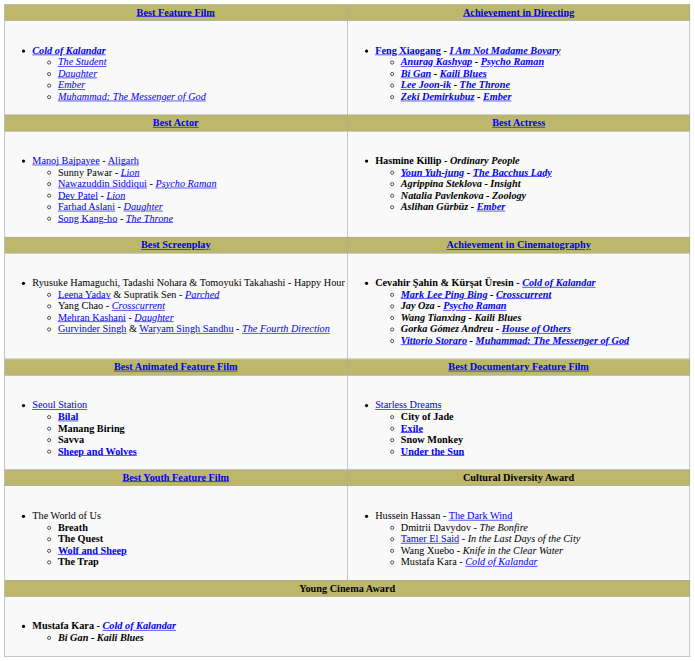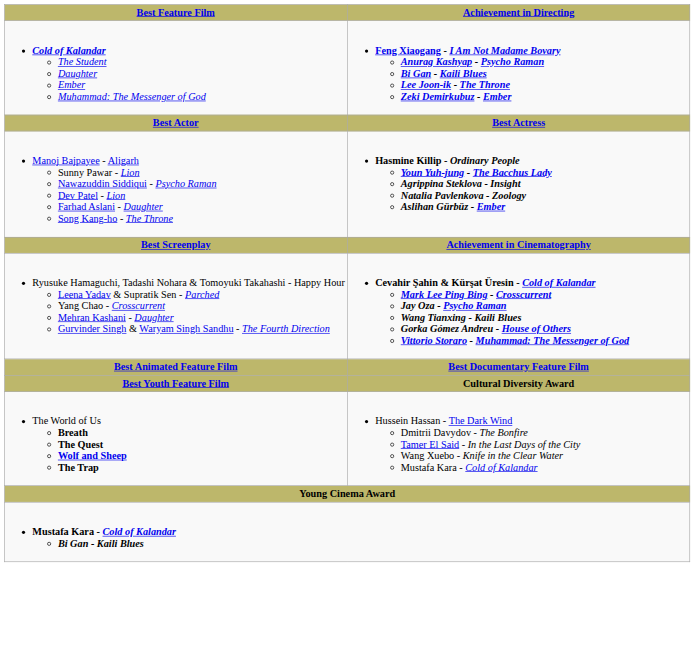- row: (176, 428)
